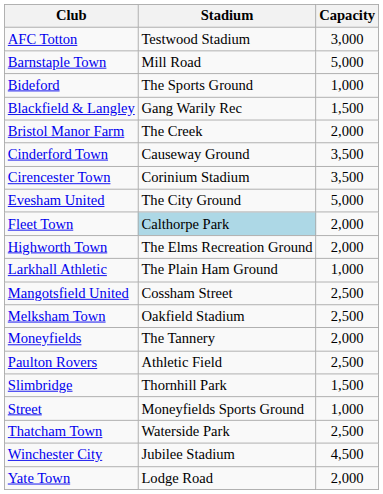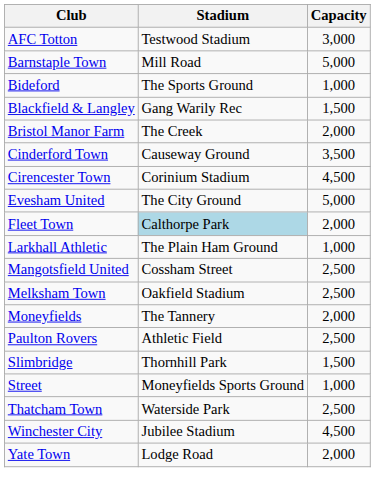(347, 177) 3,500 -> (339, 177) 4,500
- row: (58, 246)
